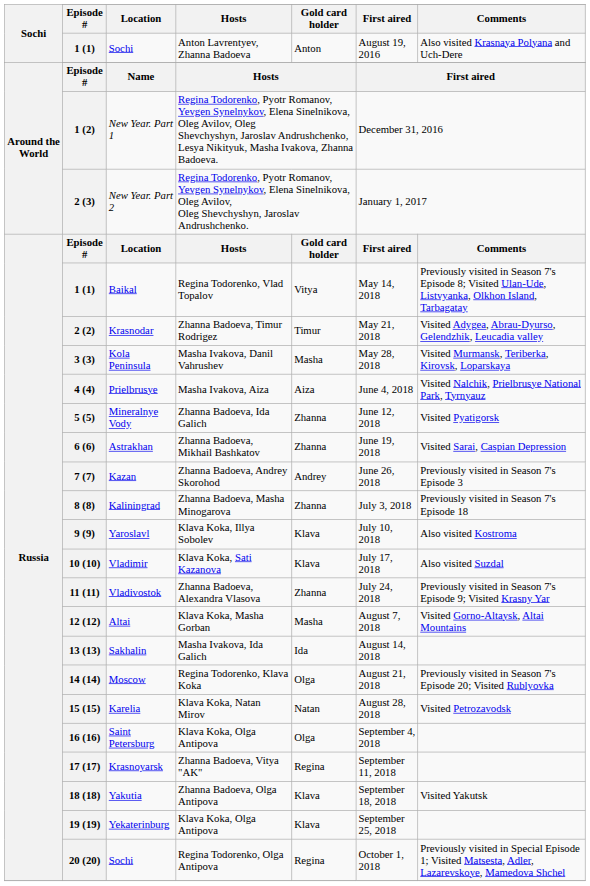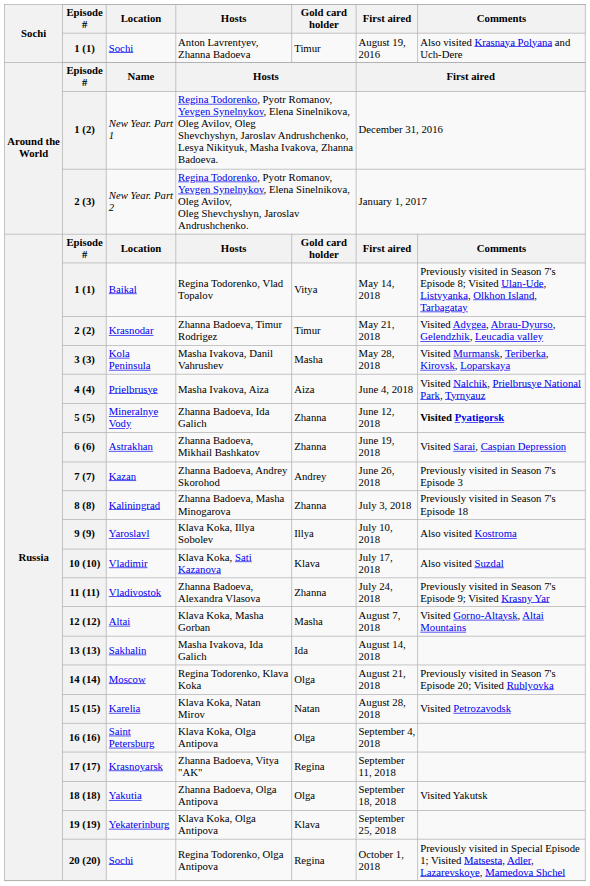(308, 48) Anton -> (307, 48) Timur
(460, 418) normal -> (462, 418) bold
(307, 534) Klava -> (304, 534) Illya
(307, 795) Klava -> (305, 795) Olga
